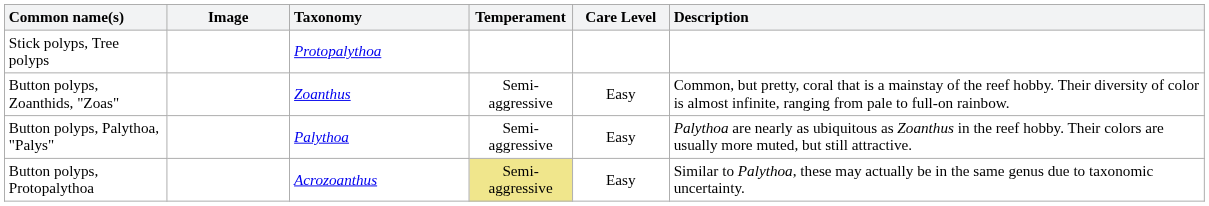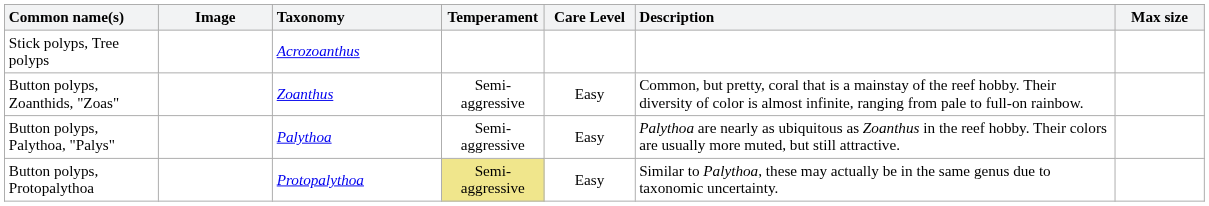+ column: (1160, 17)
(338, 51) Protopalythoa -> (318, 51) Acrozoanthus
(336, 179) Acrozoanthus -> (320, 179) Protopalythoa
